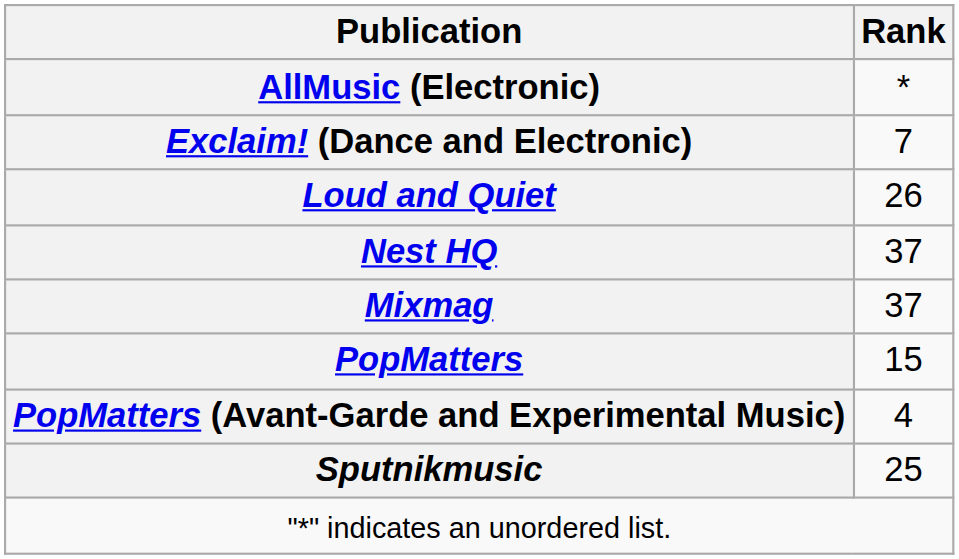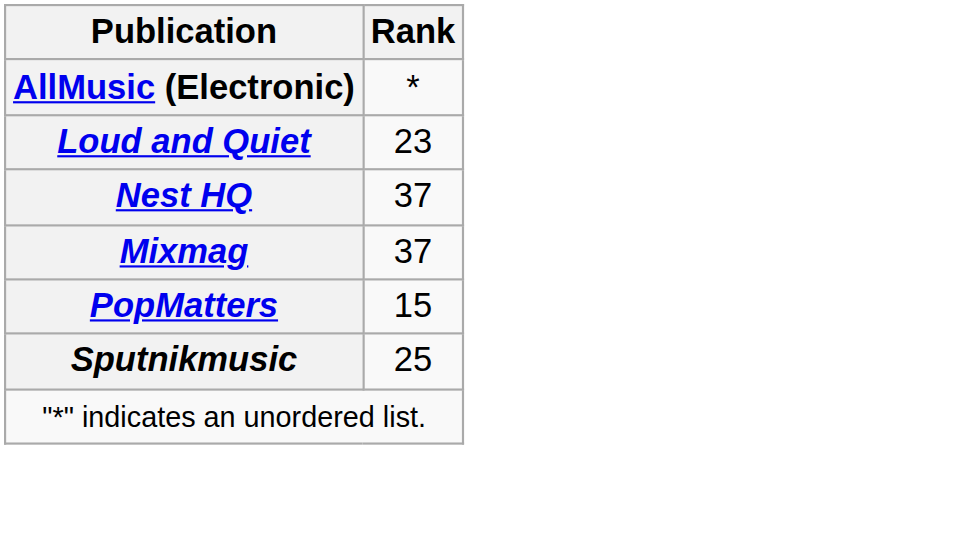- row: (429, 141)
(903, 196) 26 -> (413, 141) 23
- row: (429, 415)
